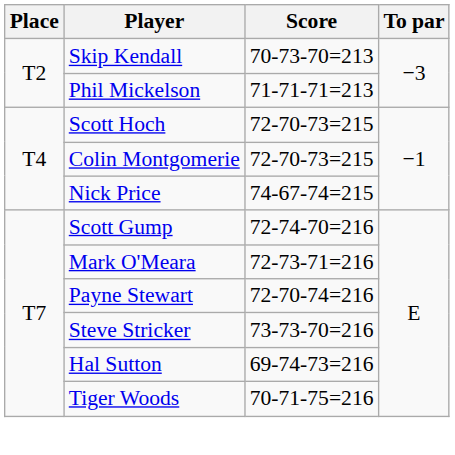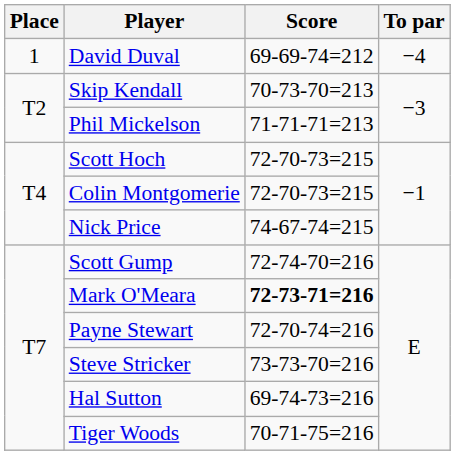+ row: (124, 55)
(312, 261) normal -> (312, 295) bold
